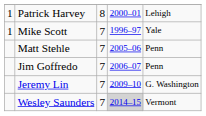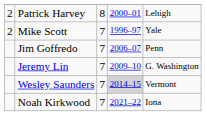(10, 13) 1 -> (10, 13) 2
(10, 31) 1 -> (10, 31) 2
- row: (44, 48)
+ row: (54, 102)
